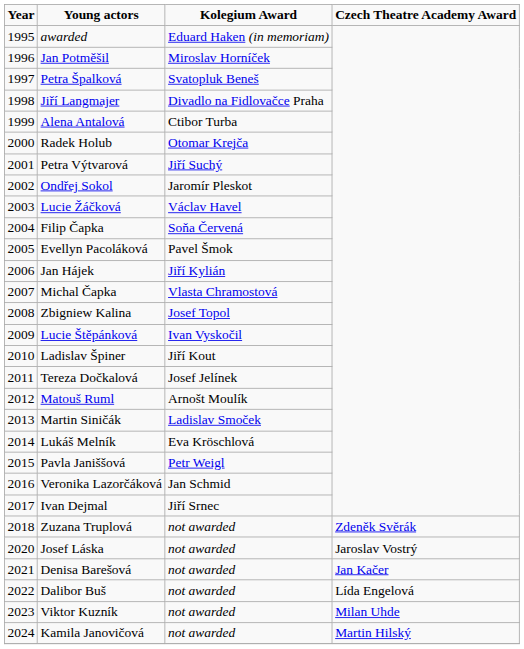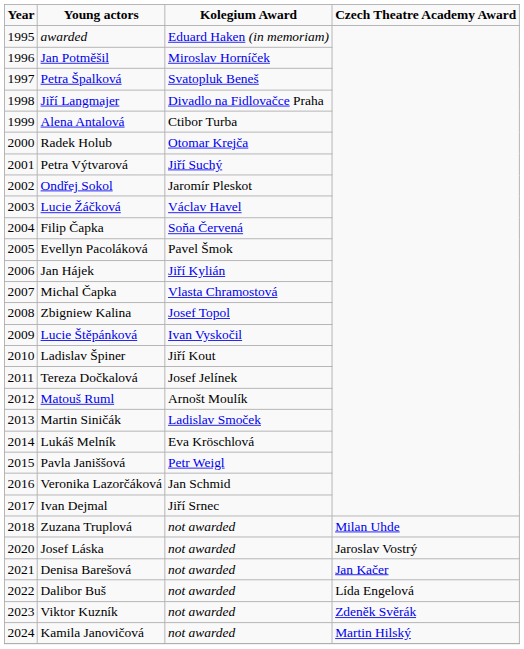(376, 526) Zdeněk Svěrák -> (367, 526) Milan Uhde
(367, 611) Milan Uhde -> (376, 611) Zdeněk Svěrák
